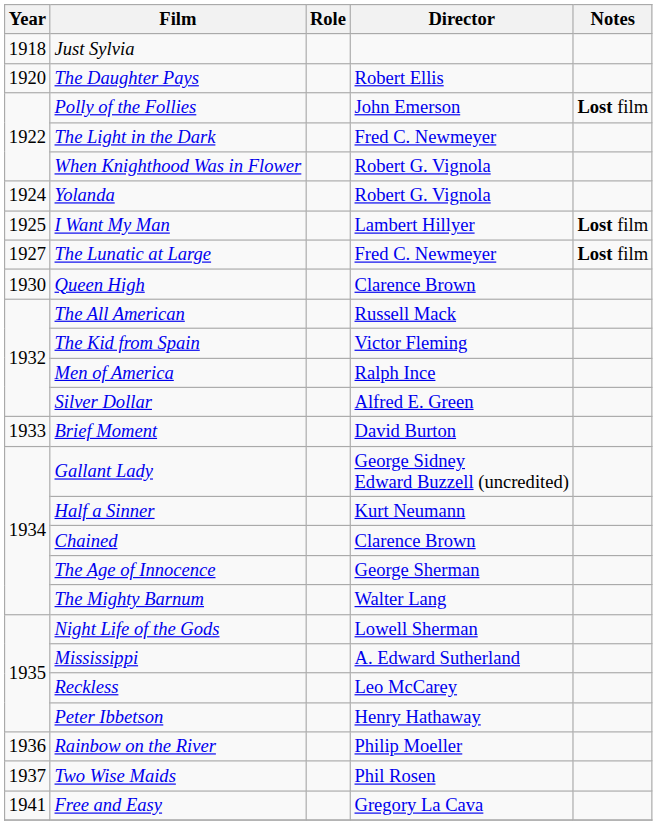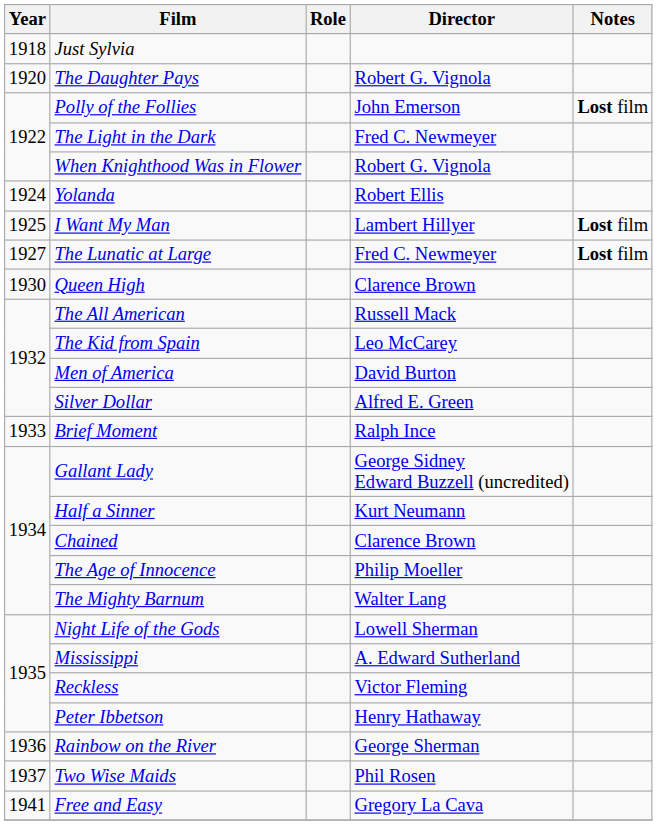(399, 78) Robert Ellis -> (423, 78) Robert G. Vignola
(423, 195) Robert G. Vignola -> (399, 195) Robert Ellis
(411, 343) Victor Fleming -> (406, 343) Leo McCarey
(395, 372) Ralph Ince -> (405, 372) David Burton
(405, 431) David Burton -> (395, 431) Ralph Ince
(417, 569) George Sherman -> (408, 569) Philip Moeller
(406, 687) Leo McCarey -> (411, 687) Victor Fleming
(408, 746) Philip Moeller -> (417, 746) George Sherman
